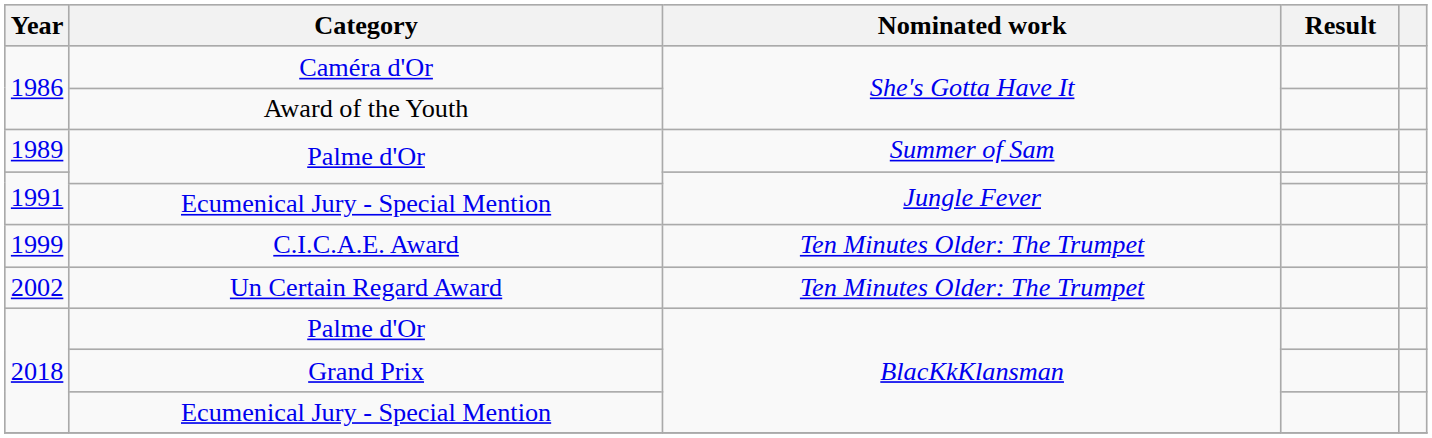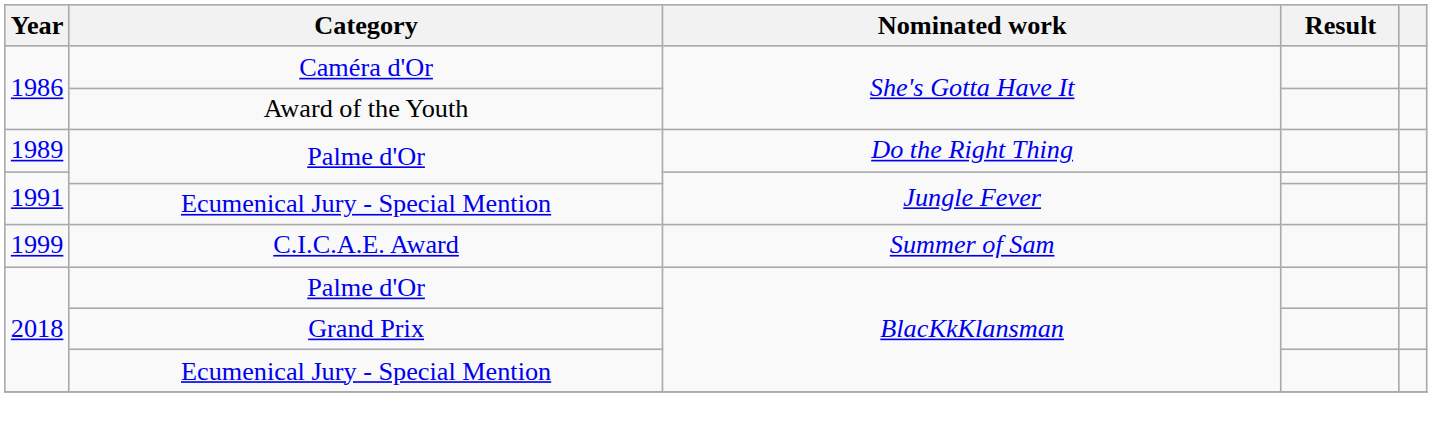(972, 150) Summer of Sam -> (972, 150) Do the Right Thing
(972, 245) Ten Minutes Older: The Trumpet -> (972, 245) Summer of Sam
- row: (37, 287)
